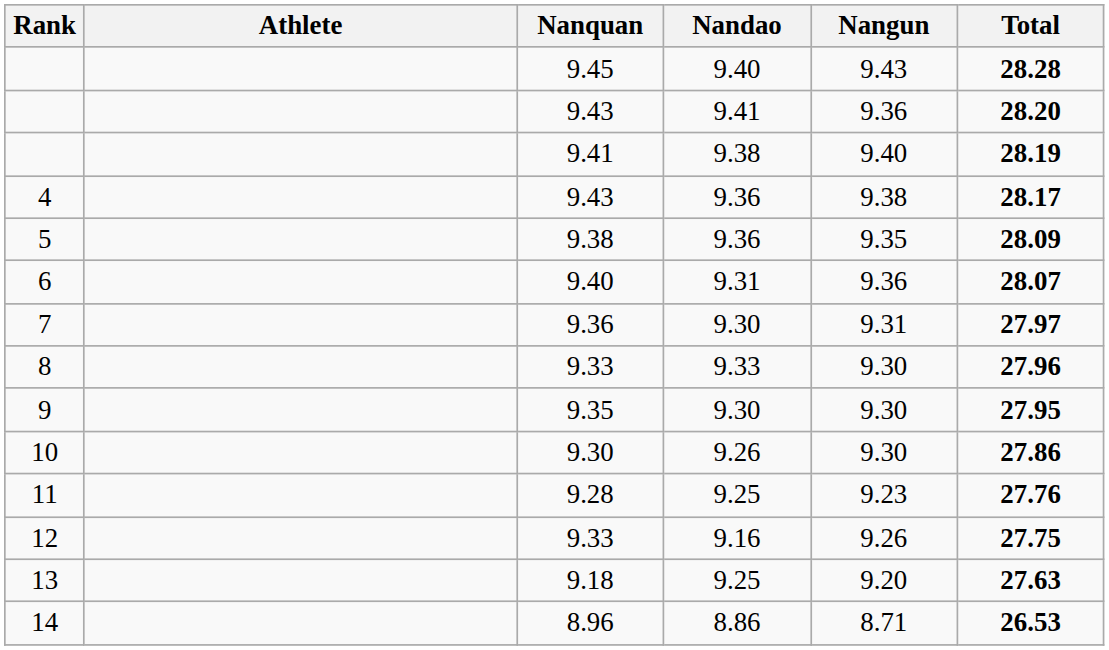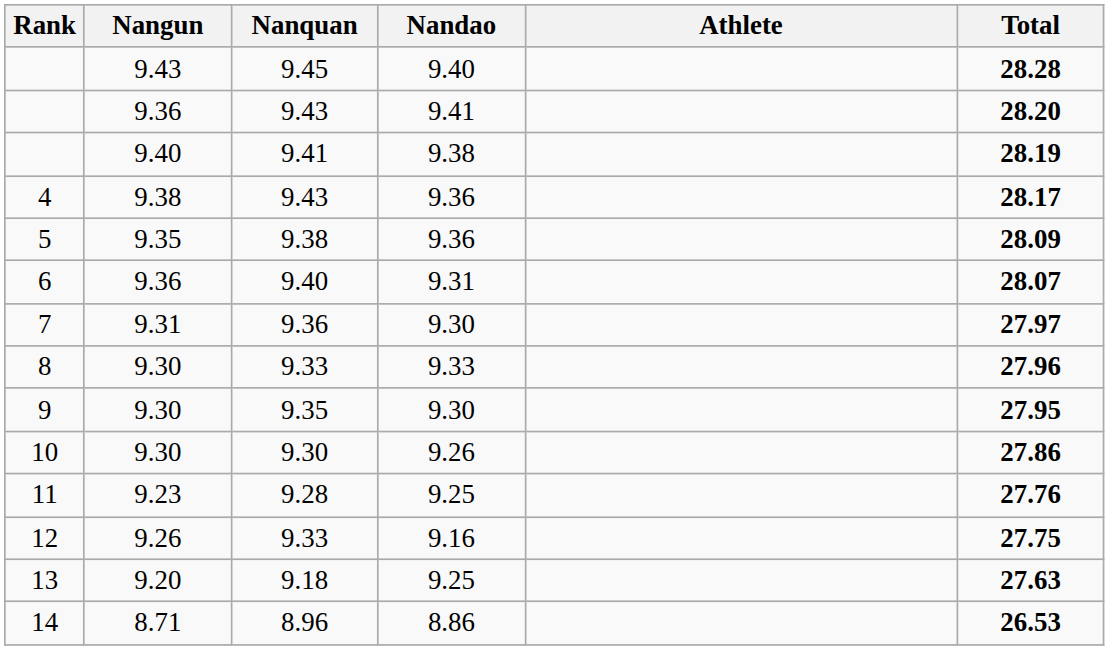columns swapped: (301, 25) <-> (884, 25)
